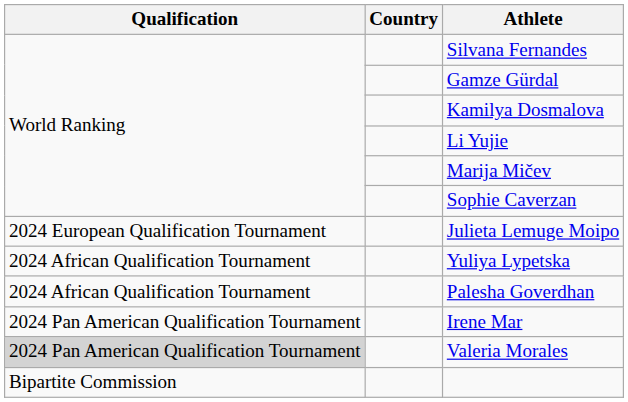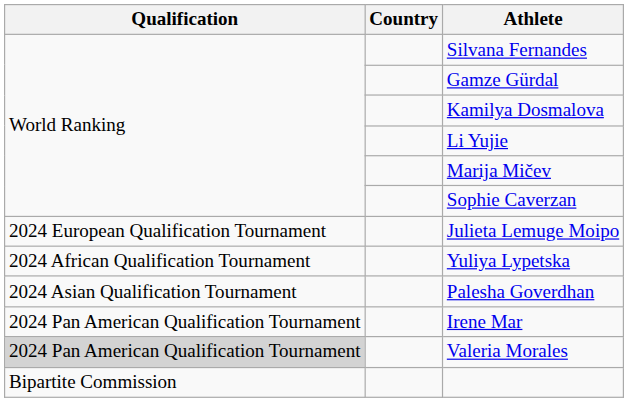(160, 291) 2024 African Qualification Tournament -> (153, 291) 2024 Asian Qualification Tournament
